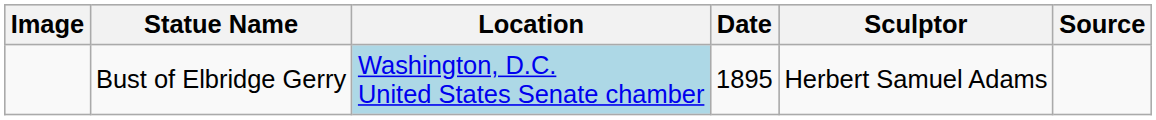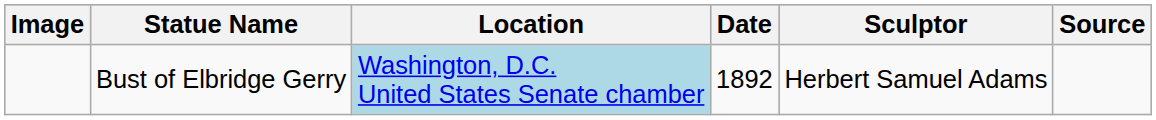(744, 79) 1895 -> (744, 79) 1892
